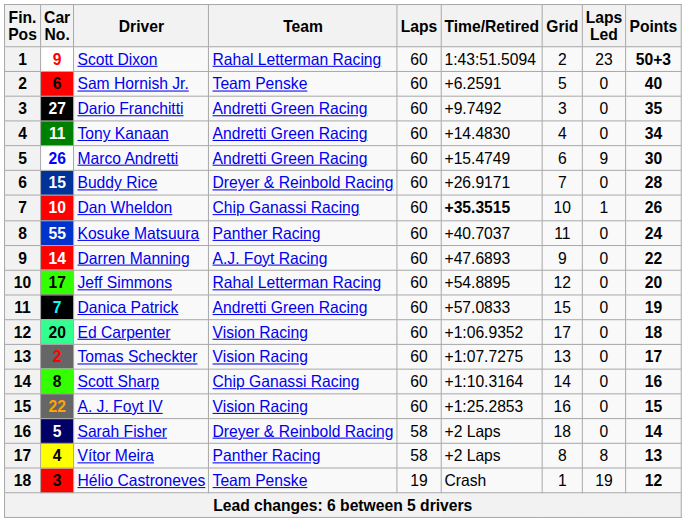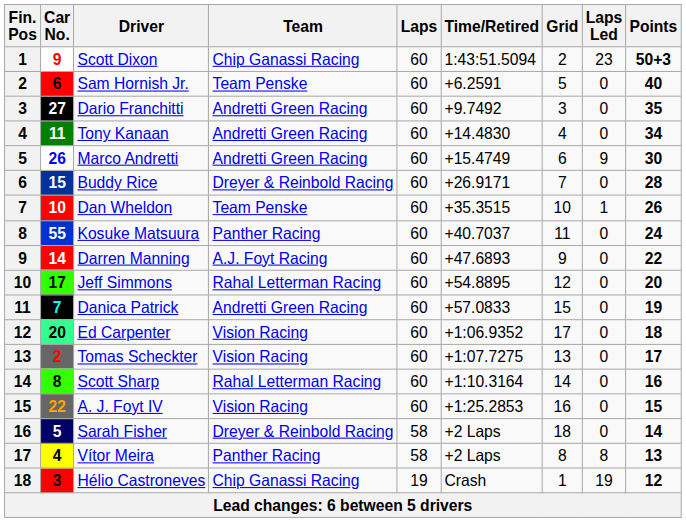(297, 59) Rahal Letterman Racing -> (286, 59) Chip Ganassi Racing
(286, 208) Chip Ganassi Racing -> (260, 208) Team Penske
(477, 208) bold -> (477, 208) normal
(286, 382) Chip Ganassi Racing -> (297, 382) Rahal Letterman Racing
(260, 481) Team Penske -> (286, 481) Chip Ganassi Racing
